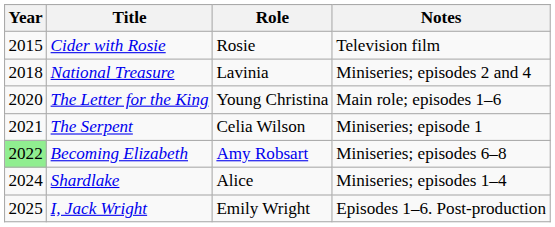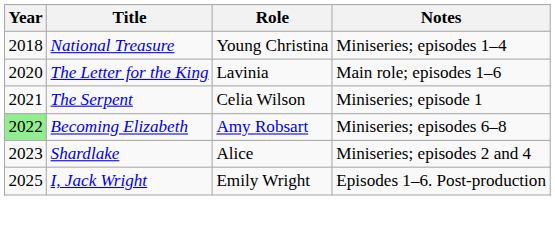- row: (108, 45)
(243, 72) Lavinia -> (272, 45) Young Christina
(434, 72) Miniseries; episodes 2 and 4 -> (421, 45) Miniseries; episodes 1–4
(272, 99) Young Christina -> (243, 72) Lavinia
(26, 180) 2024 -> (26, 153) 2023
(421, 180) Miniseries; episodes 1–4 -> (434, 153) Miniseries; episodes 2 and 4
